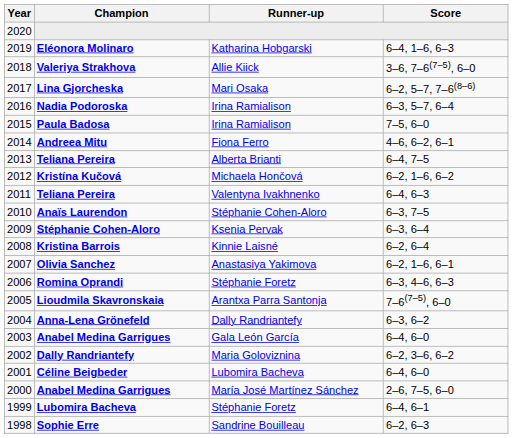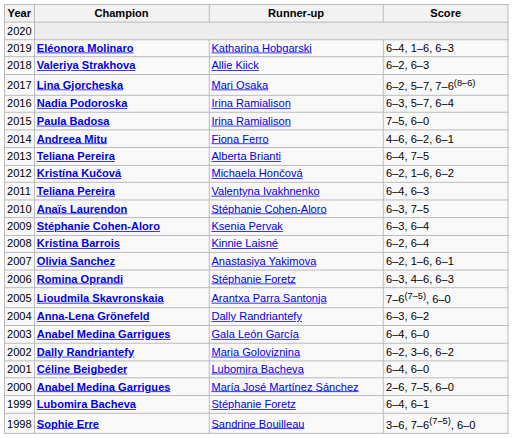(431, 68) 3–6, 7–6(7–5), 6–0 -> (408, 66) 6–2, 6–3
(408, 425) 6–2, 6–3 -> (431, 424) 3–6, 7–6(7–5), 6–0
